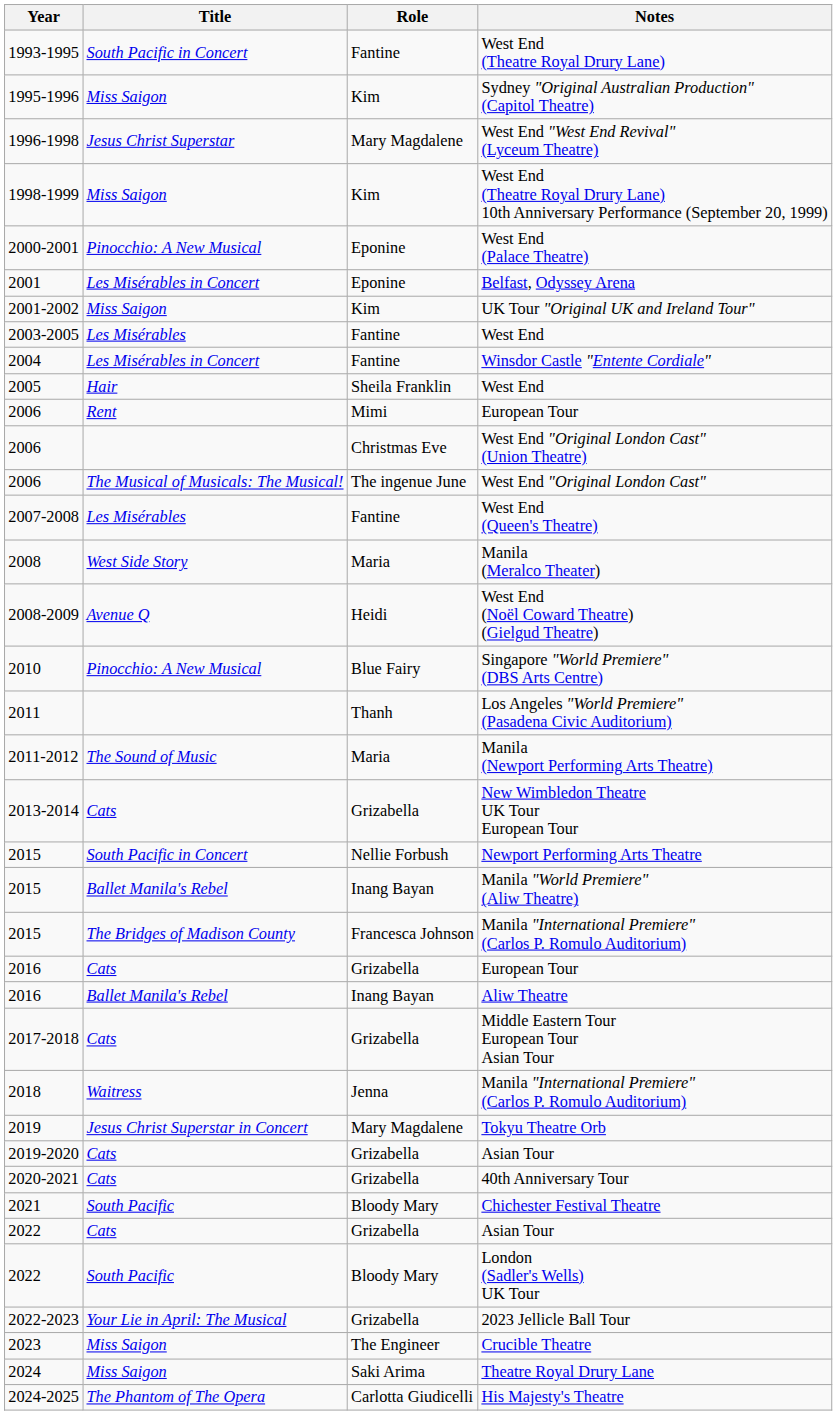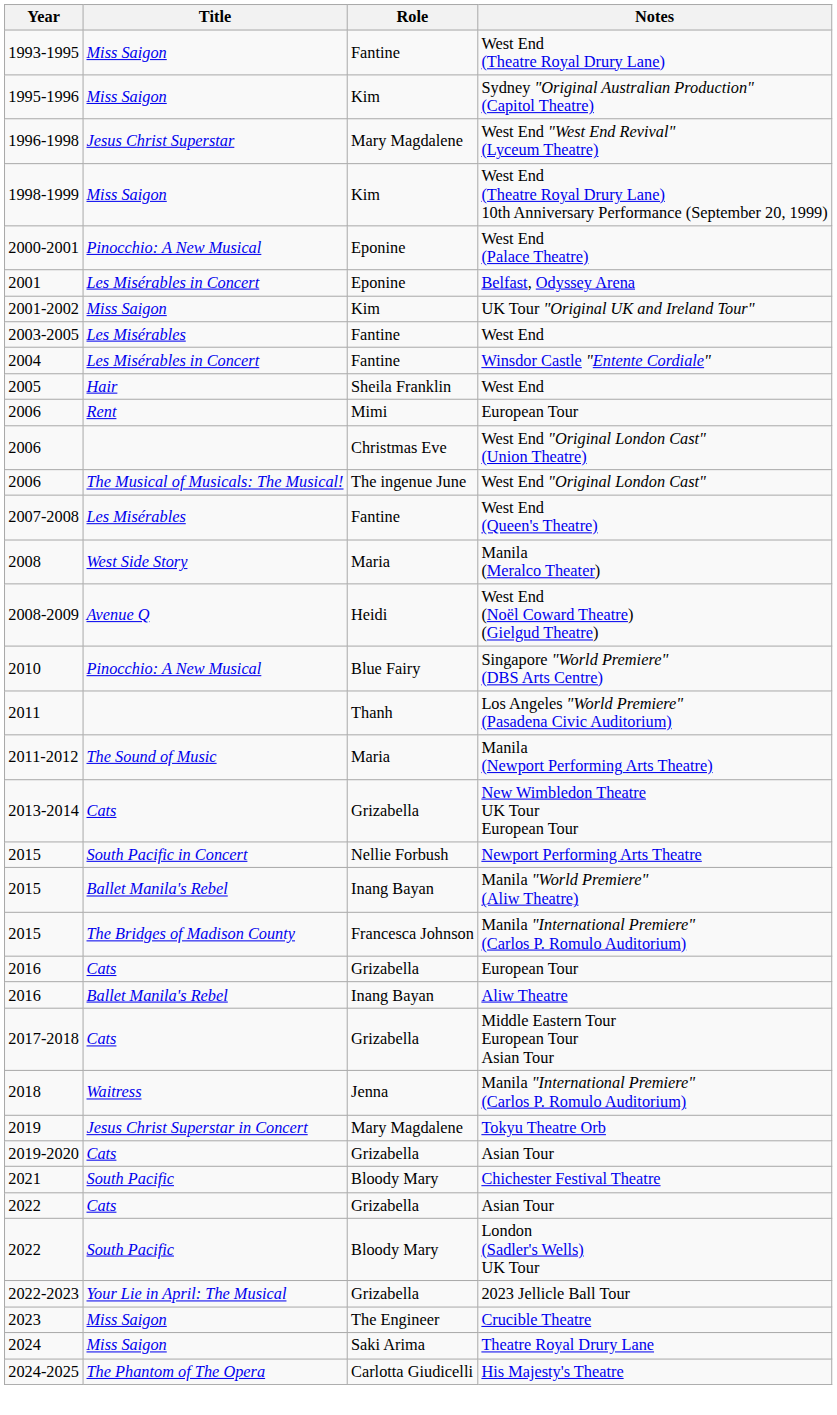(167, 52) South Pacific in Concert -> (127, 52) Miss Saigon
- row: (44, 1179)
